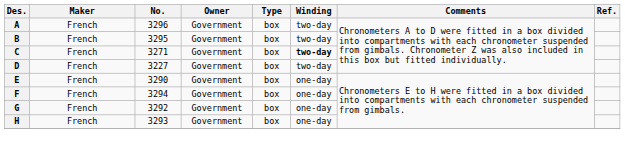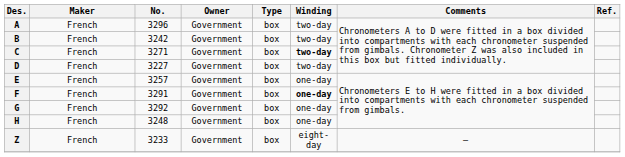(158, 39) 3295 -> (158, 39) 3242
(158, 80) 3290 -> (158, 80) 3257
(158, 94) 3294 -> (158, 94) 3291
(314, 94) normal -> (314, 94) bold
(158, 121) 3293 -> (158, 121) 3248
+ row: (17, 140)
